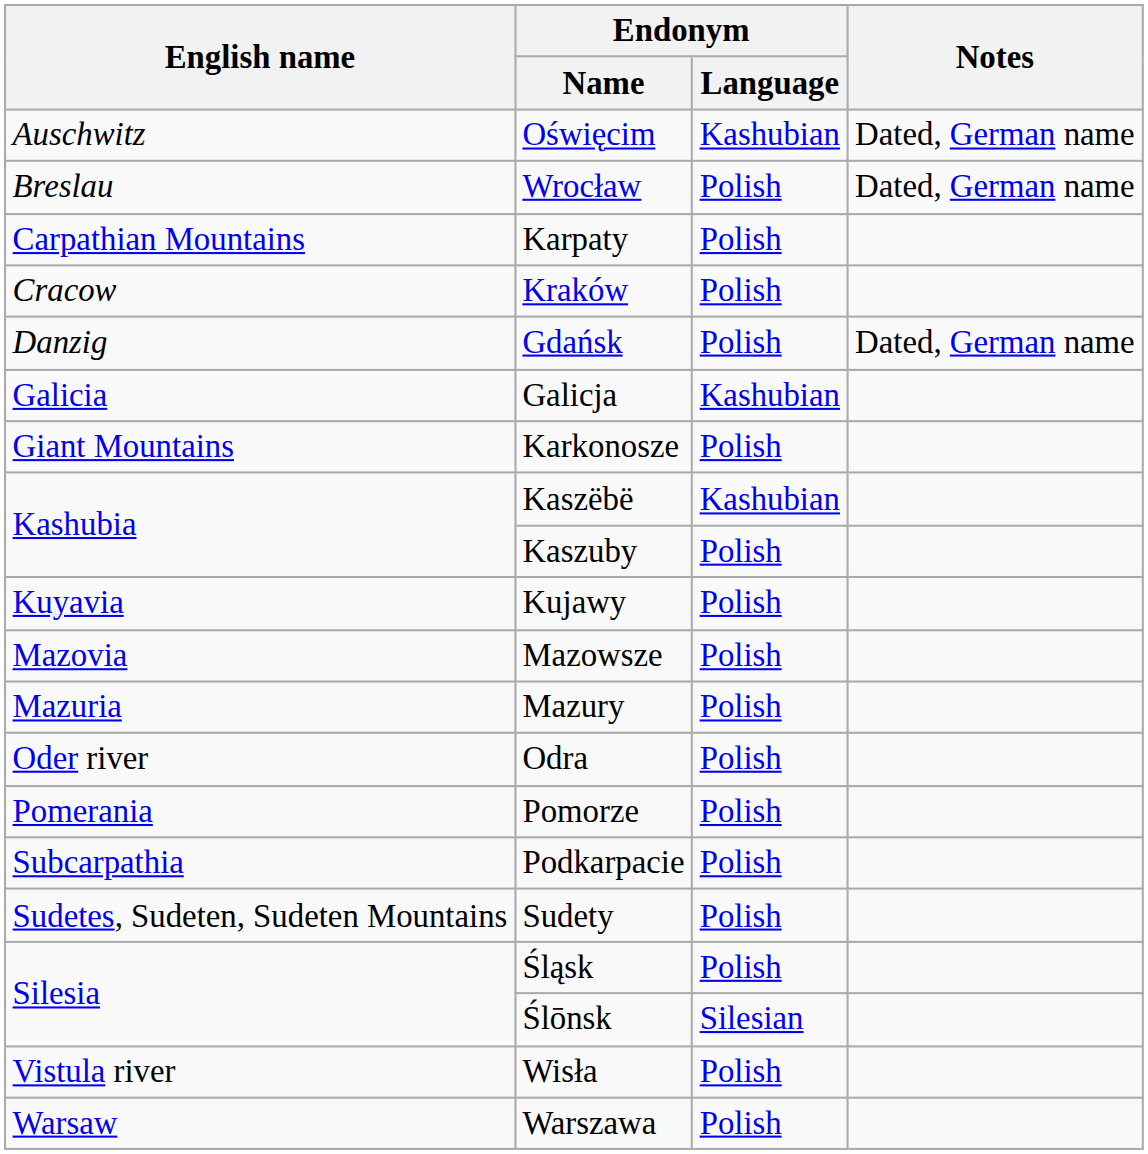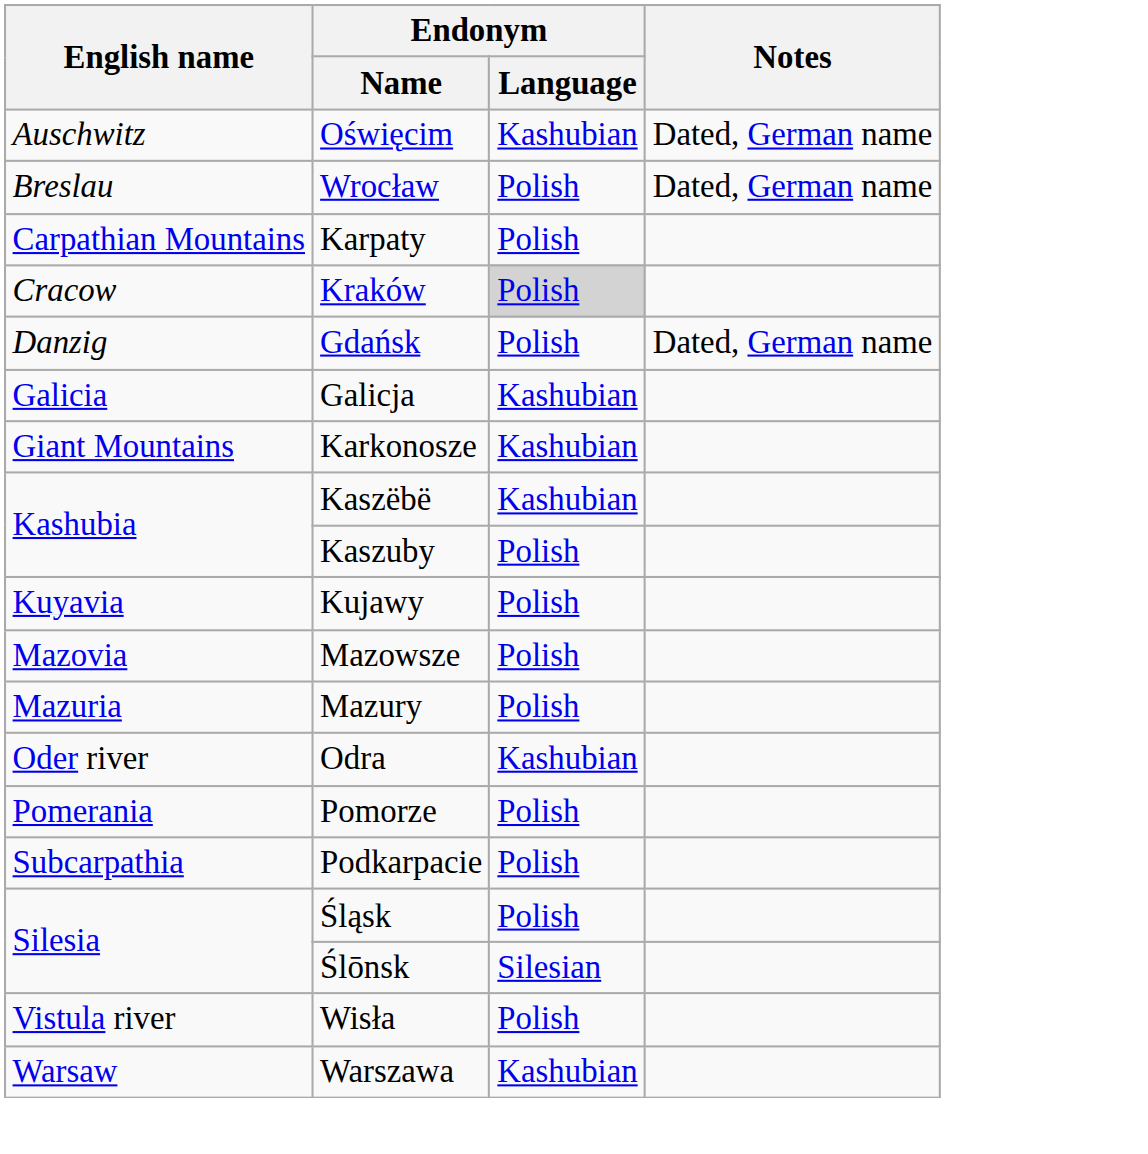(741, 290) no background -> (538, 290) lightgrey background
(741, 446) Polish -> (567, 446) Kashubian
(741, 758) Polish -> (567, 758) Kashubian
- row: (568, 914)
(741, 1122) Polish -> (567, 1070) Kashubian
